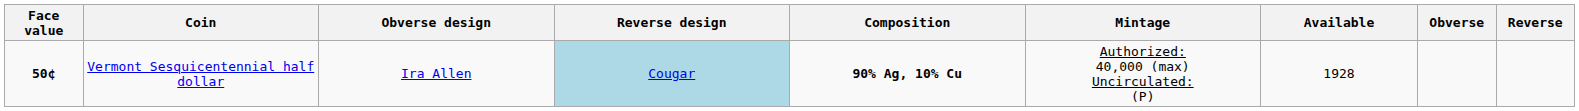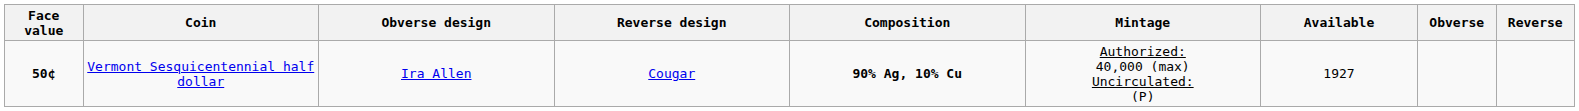(672, 74) lightblue background -> (672, 74) no background
(1339, 74) 1928 -> (1339, 74) 1927
